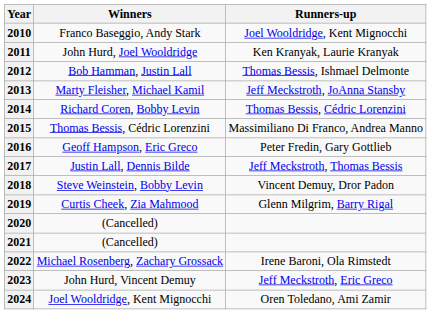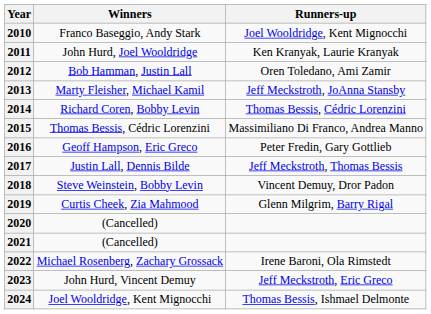(326, 71) Thomas Bessis, Ishmael Delmonte -> (326, 71) Oren Toledano, Ami Zamir
(326, 299) Oren Toledano, Ami Zamir -> (326, 299) Thomas Bessis, Ishmael Delmonte
